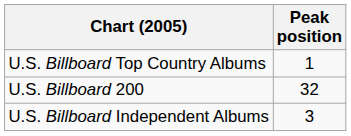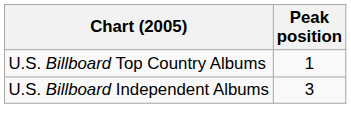- row: (76, 90)
